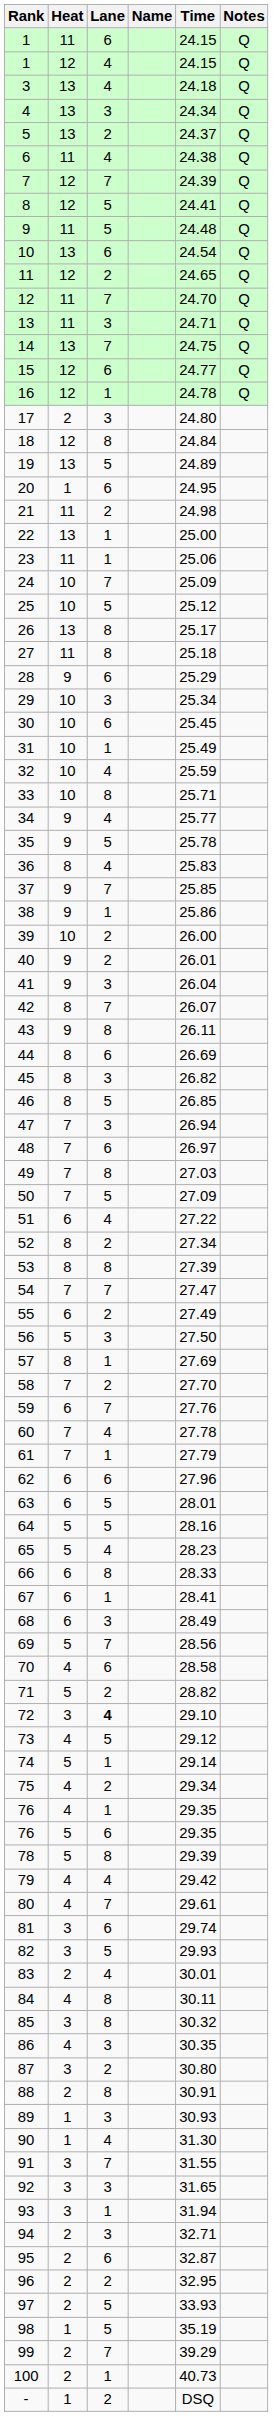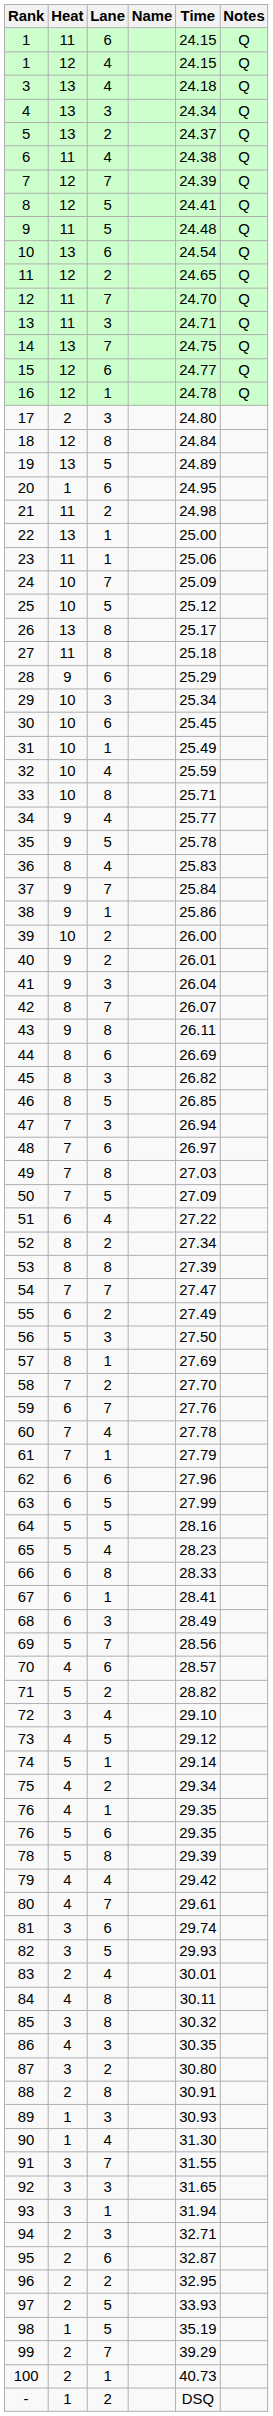(198, 889) 25.85 -> (198, 889) 25.84
(198, 1503) 28.01 -> (198, 1503) 27.99
(198, 1668) 28.58 -> (198, 1668) 28.57
(108, 1715) bold -> (108, 1715) normal
